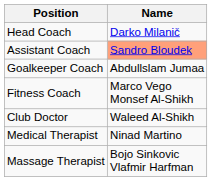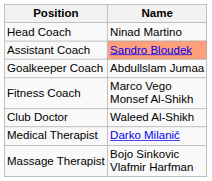(145, 31) Darko Milanič -> (146, 31) Ninad Martino
(146, 136) Ninad Martino -> (145, 136) Darko Milanič
